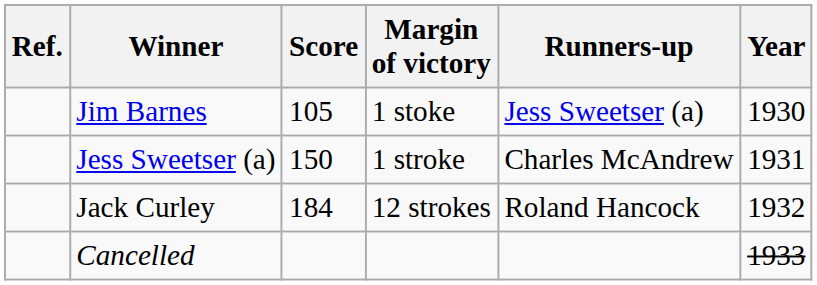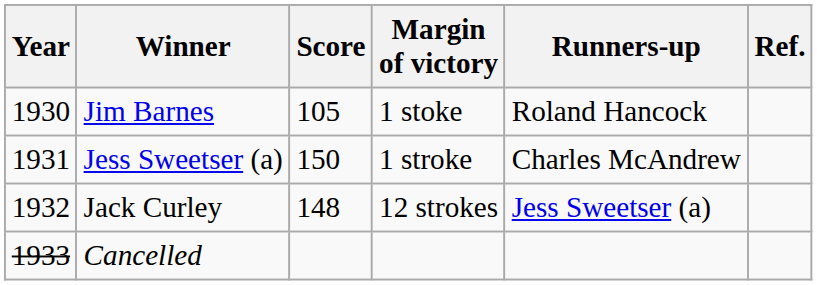columns swapped: (776, 46) <-> (37, 46)
(604, 111) Jess Sweetser (a) -> (609, 111) Roland Hancock
(311, 207) 184 -> (318, 207) 148
(602, 207) Roland Hancock -> (611, 207) Jess Sweetser (a)
